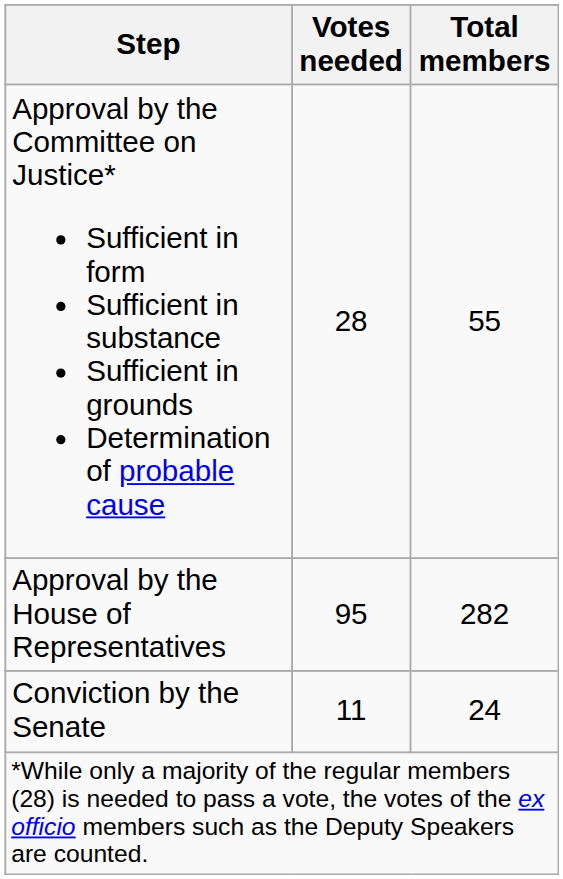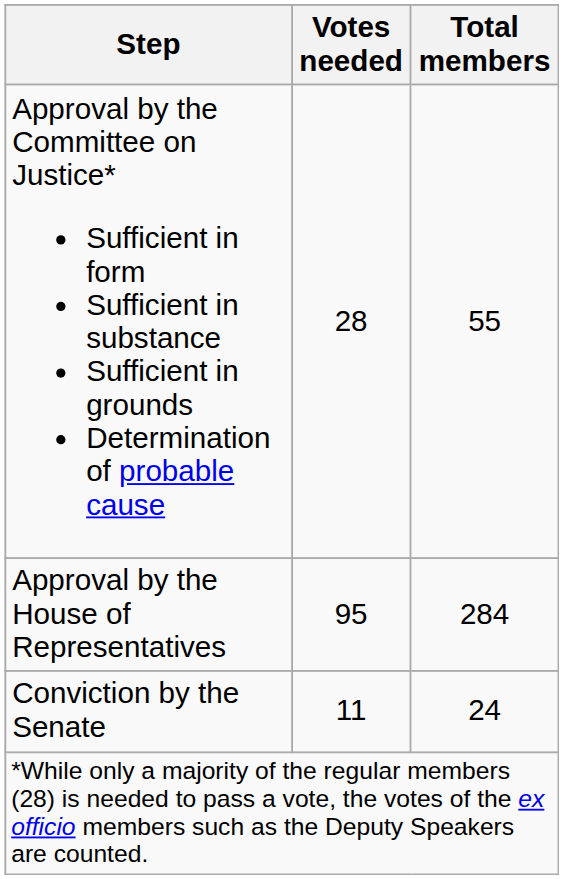(485, 613) 282 -> (485, 613) 284
